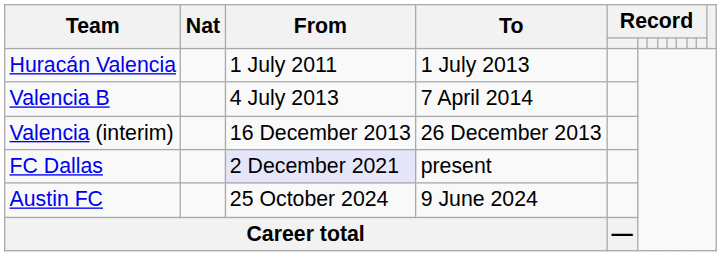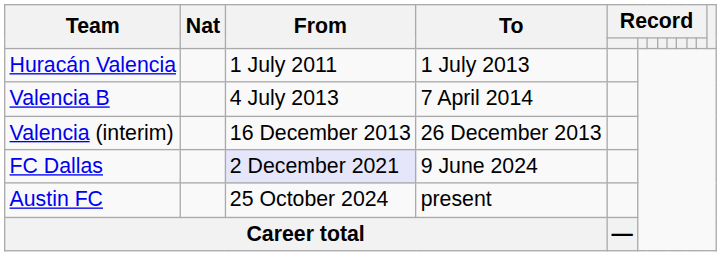(456, 166) present -> (479, 166) 9 June 2024
(479, 199) 9 June 2024 -> (456, 199) present
